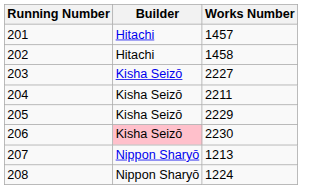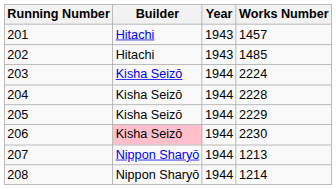+ column: (219, 14)
(219, 54) 1458 -> (253, 54) 1485
(219, 74) 2227 -> (253, 74) 2224
(219, 94) 2211 -> (253, 94) 2228
(219, 174) 1224 -> (253, 174) 1214
